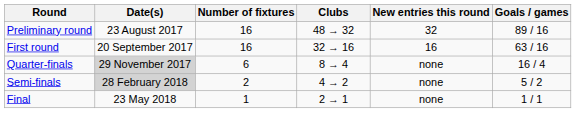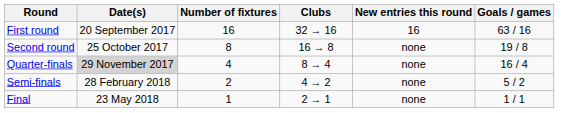- row: (49, 30)
+ row: (41, 47)
(246, 64) 6 -> (229, 64) 4
(145, 82) lightgrey background -> (127, 82) no background
